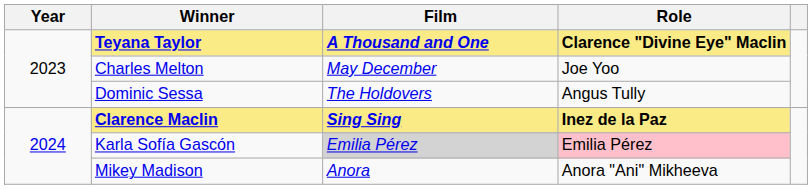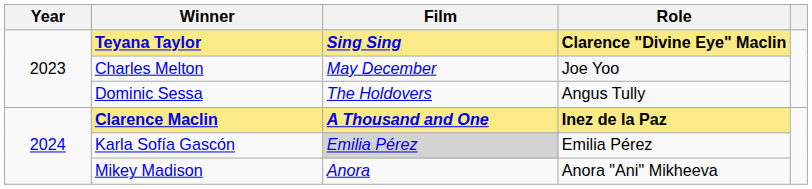(408, 42) A Thousand and One -> (364, 42) Sing Sing
(364, 119) Sing Sing -> (408, 119) A Thousand and One
(607, 145) pink background -> (607, 145) no background
